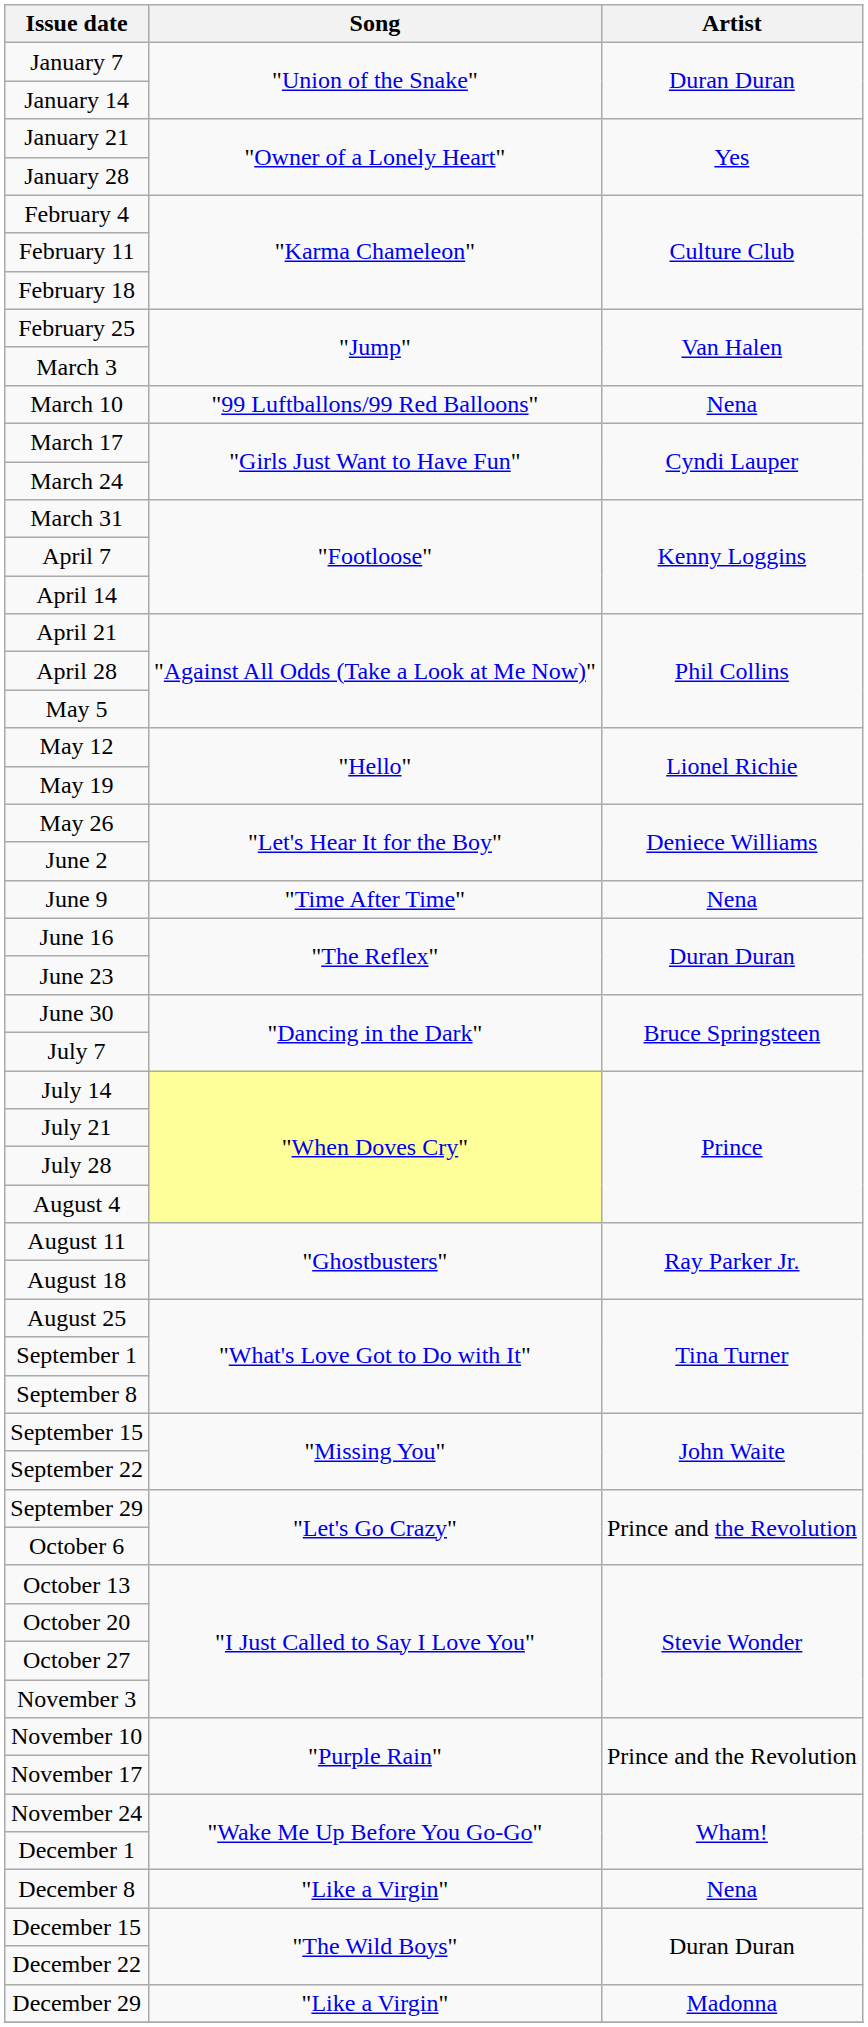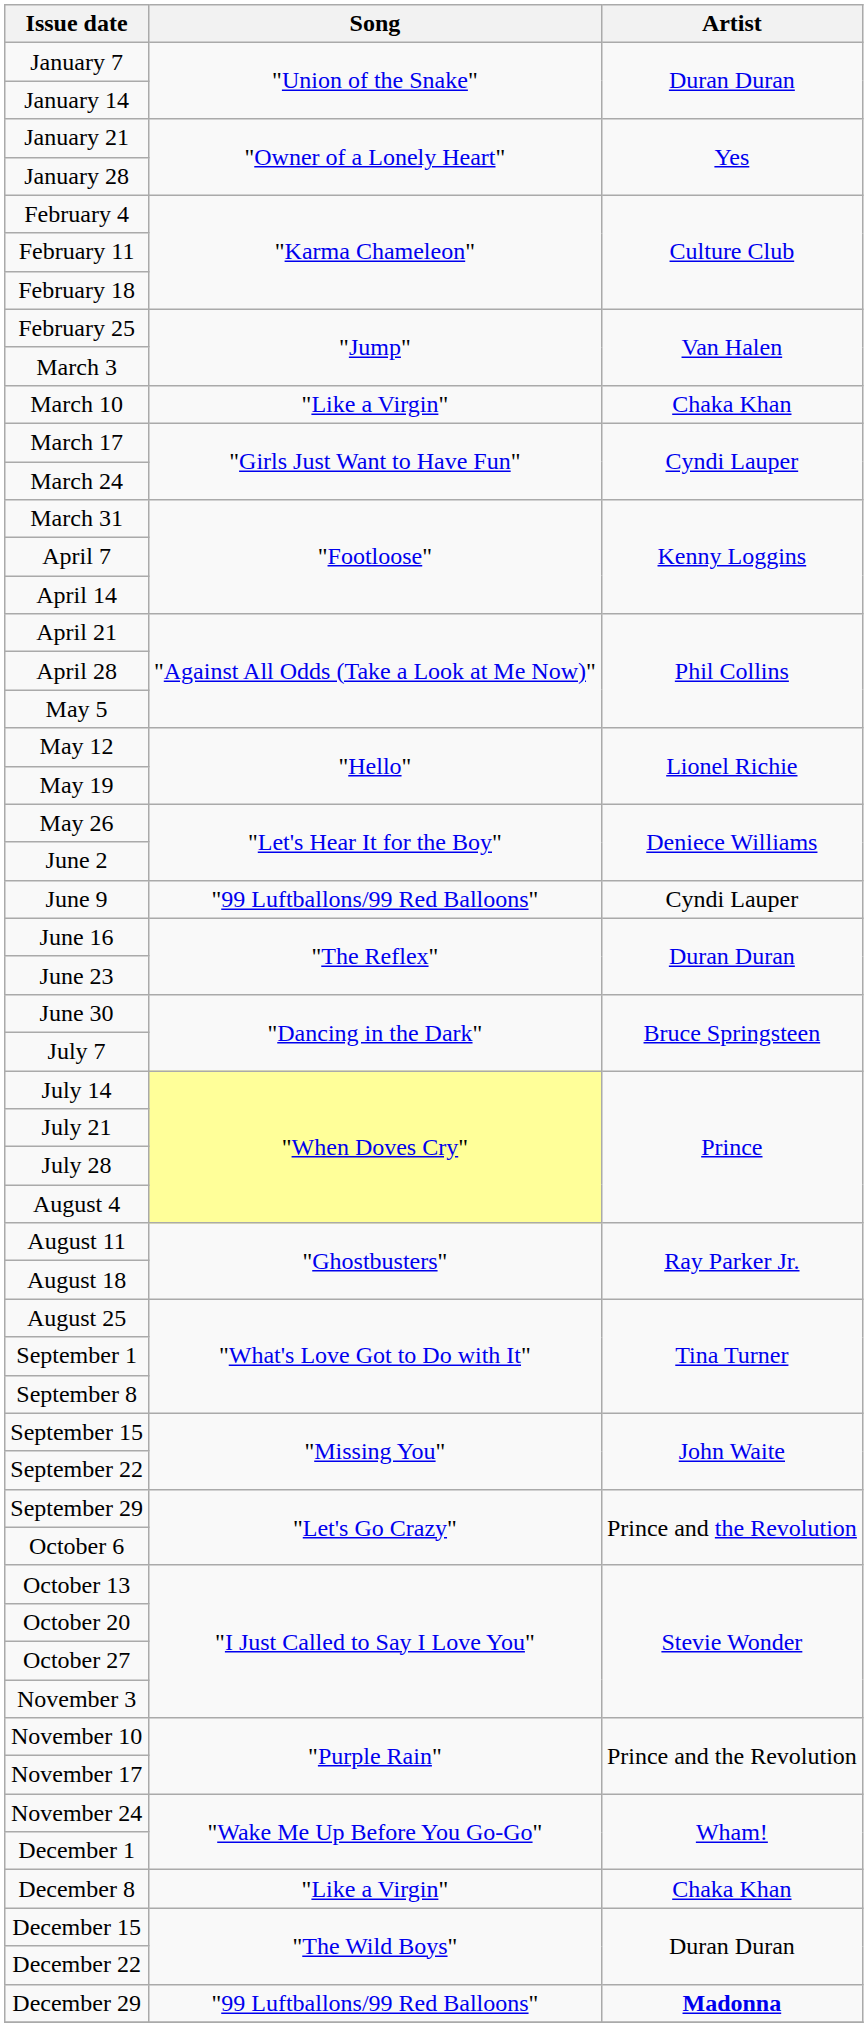(375, 404) "99 Luftballons/99 Red Balloons" -> (375, 404) "Like a Virgin"
(732, 404) Nena -> (732, 404) Chaka Khan
(375, 898) "Time After Time" -> (375, 898) "99 Luftballons/99 Red Balloons"
(732, 898) Nena -> (732, 898) Cyndi Lauper
(732, 1888) Nena -> (732, 1888) Chaka Khan
(375, 2002) "Like a Virgin" -> (375, 2002) "99 Luftballons/99 Red Balloons"
(732, 2002) normal -> (732, 2002) bold
